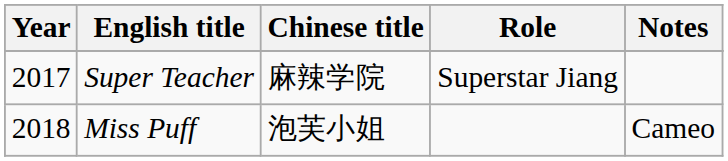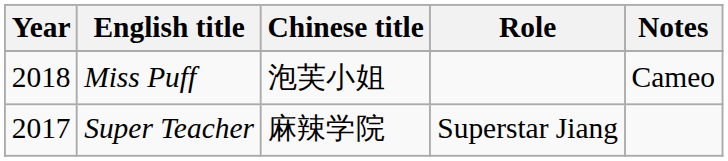rows swapped: (169, 77) <-> (140, 129)
